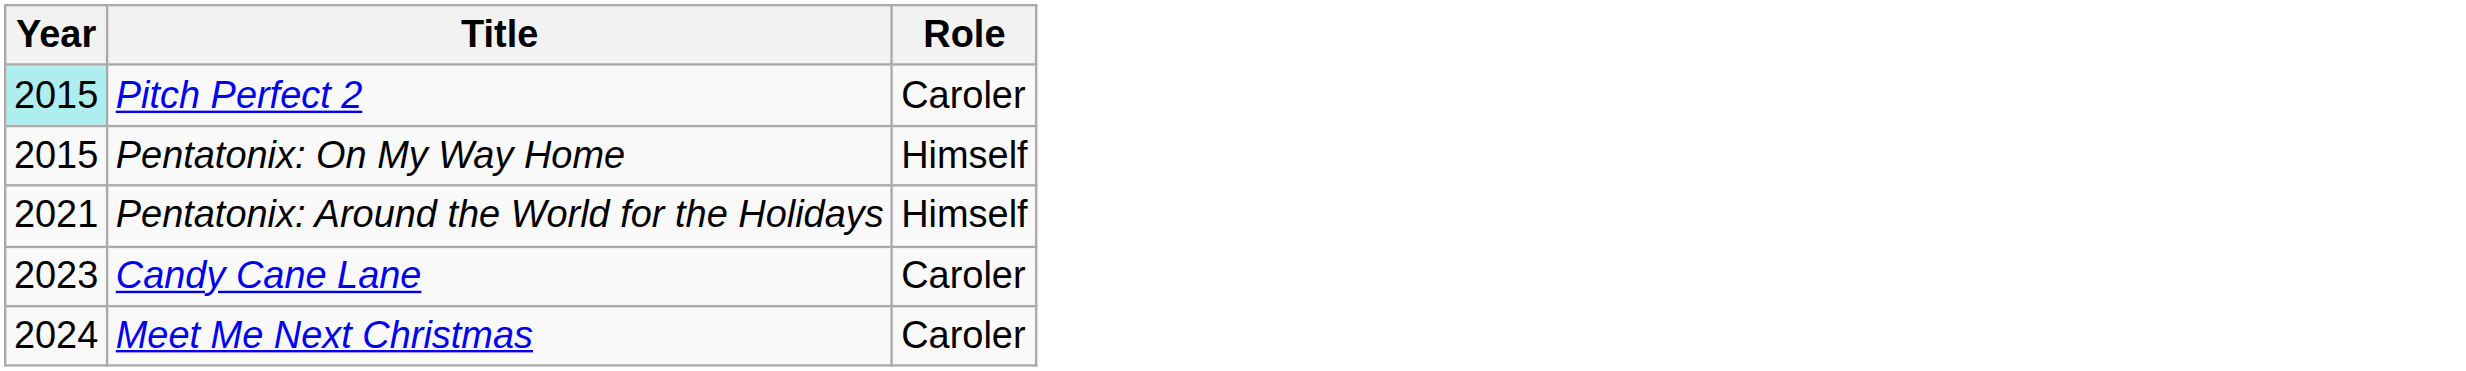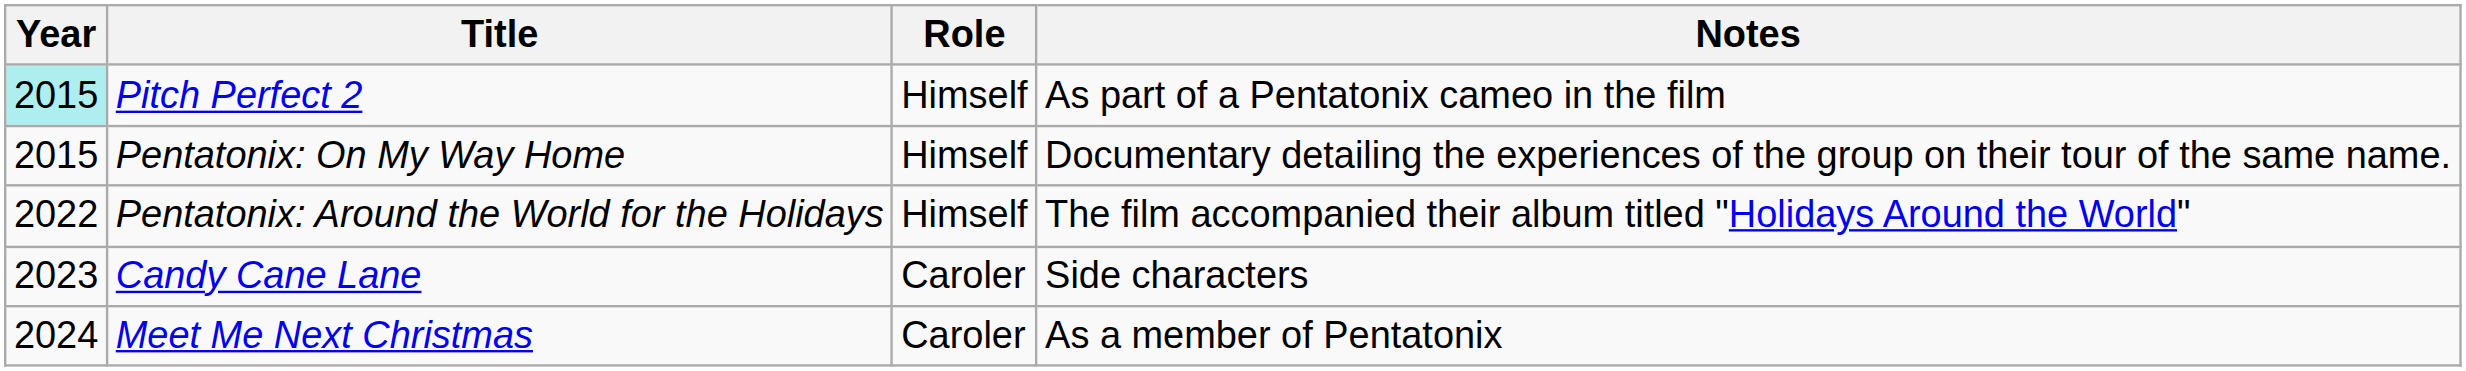+ column: (1748, 34)
(963, 94) Caroler -> (964, 94) Himself
(56, 214) 2021 -> (56, 214) 2022
